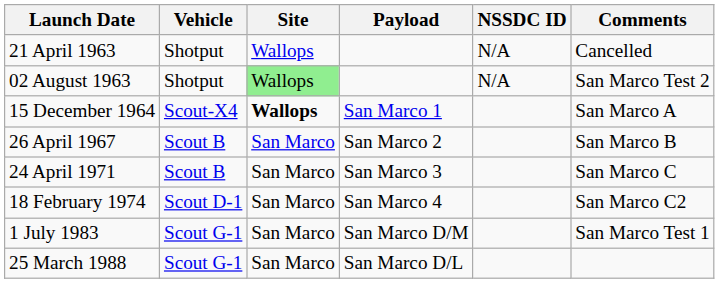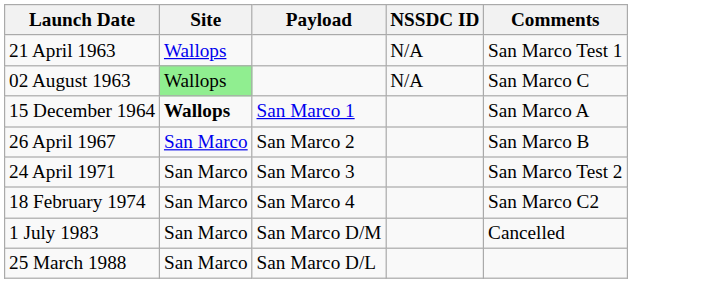- column: (203, 19)
(614, 50) Cancelled -> (555, 50) San Marco Test 1
(642, 80) San Marco Test 2 -> (539, 80) San Marco C
(626, 171) San Marco C -> (555, 171) San Marco Test 2
(642, 232) San Marco Test 1 -> (526, 232) Cancelled
